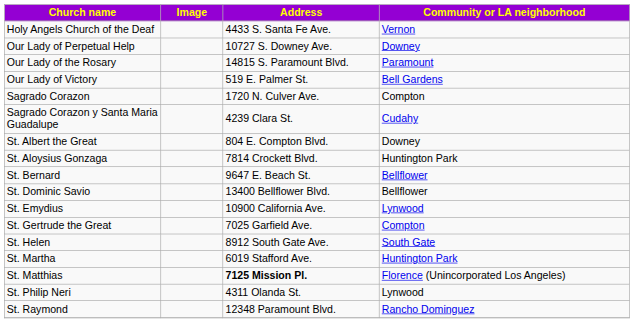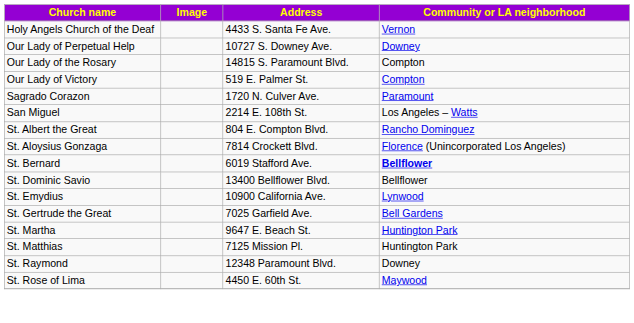(408, 63) Paramount -> (403, 63) Compton
(412, 79) Bell Gardens -> (403, 79) Compton
(403, 96) Compton -> (408, 96) Paramount
- row: (82, 119)
+ row: (33, 113)
(401, 141) Downey -> (428, 130) Rancho Dominguez
(420, 158) Huntington Park -> (474, 146) Florence (Unincorporated Los Angeles)
(268, 175) 9647 E. Beach St. -> (269, 163) 6019 Stafford Ave.
(405, 175) normal -> (407, 163) bold
(403, 225) Compton -> (412, 213) Bell Gardens
- row: (28, 242)
(269, 259) 6019 Stafford Ave. -> (268, 230) 9647 E. Beach St.
(266, 275) bold -> (264, 247) normal
(474, 275) Florence (Unincorporated Los Angeles) -> (420, 247) Huntington Park
- row: (39, 292)
(428, 309) Rancho Dominguez -> (401, 264) Downey
+ row: (46, 280)
